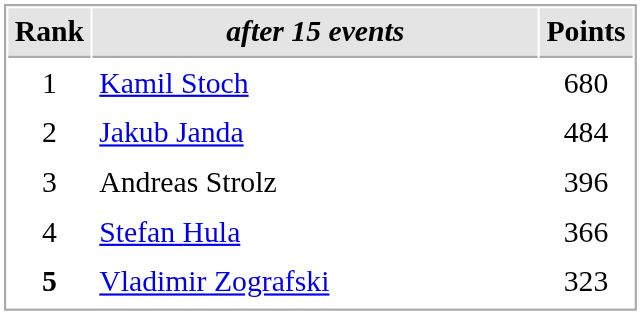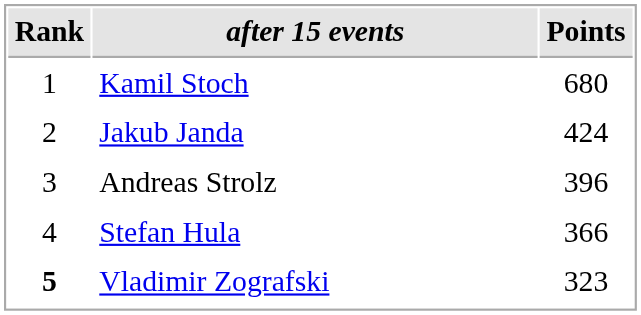(586, 133) 484 -> (586, 133) 424
